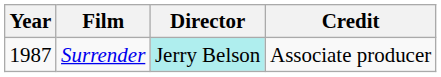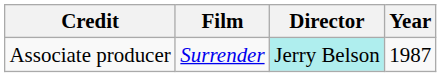columns swapped: (30, 21) <-> (351, 21)
